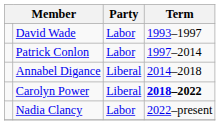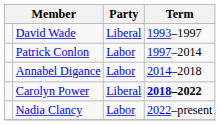(121, 33) Labor -> (124, 33) Liberal
(124, 71) Liberal -> (121, 71) Labor
